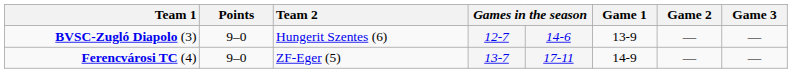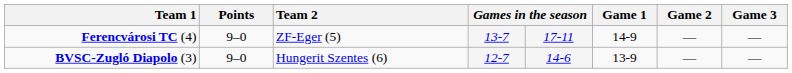rows swapped: (126, 36) <-> (139, 57)
